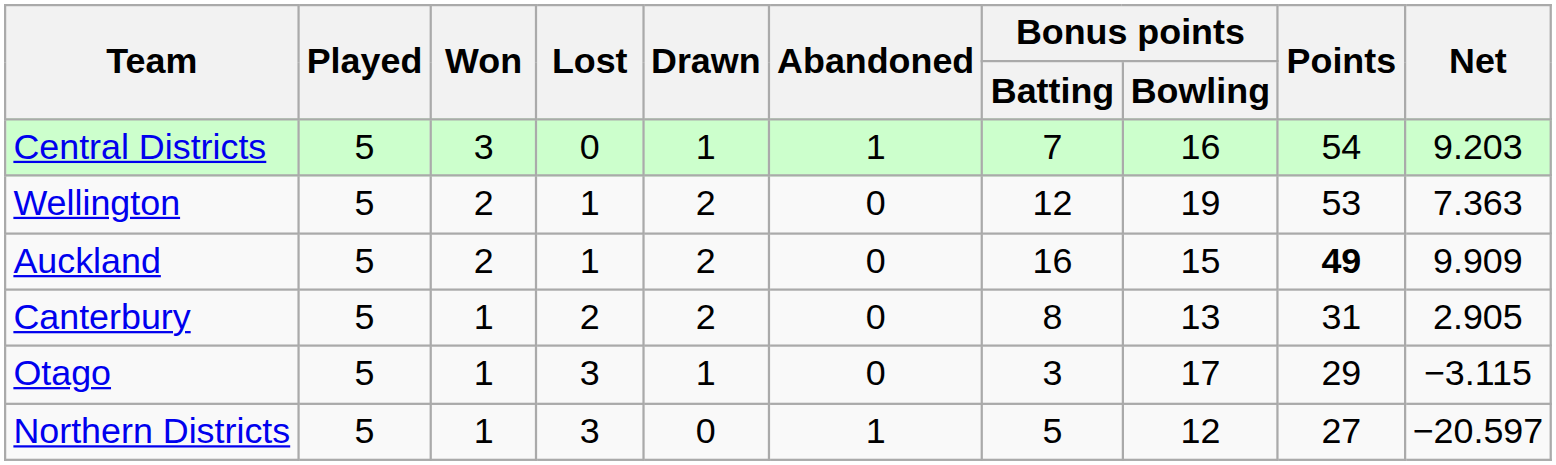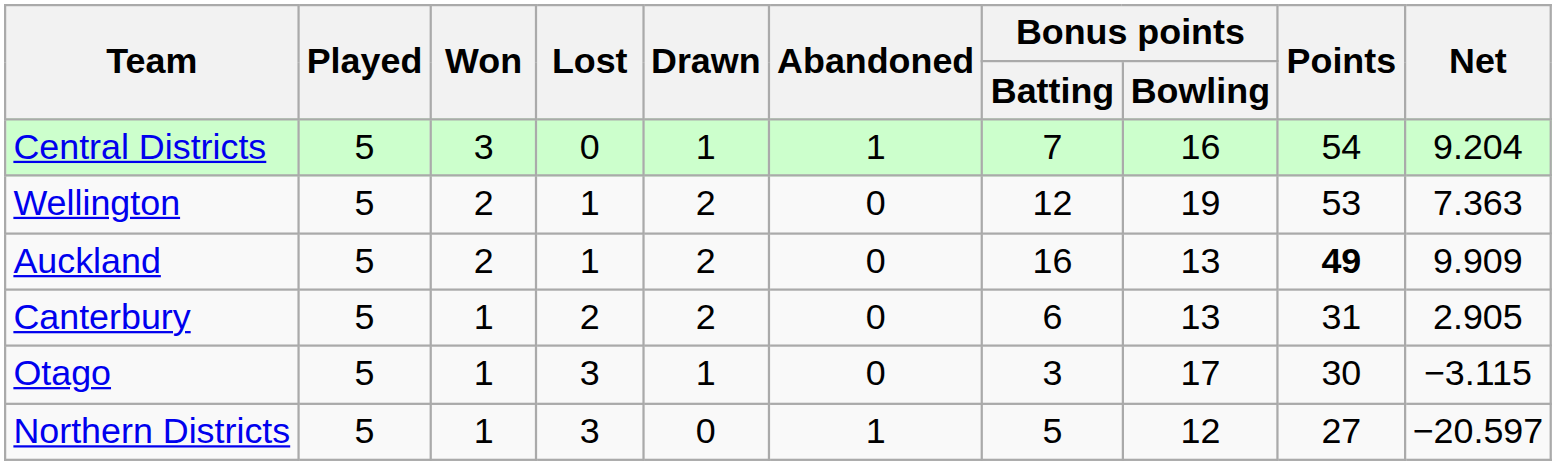(1478, 146) 9.203 -> (1478, 146) 9.204
(1200, 260) 15 -> (1200, 260) 13
(1052, 317) 8 -> (1052, 317) 6
(1341, 373) 29 -> (1341, 373) 30
